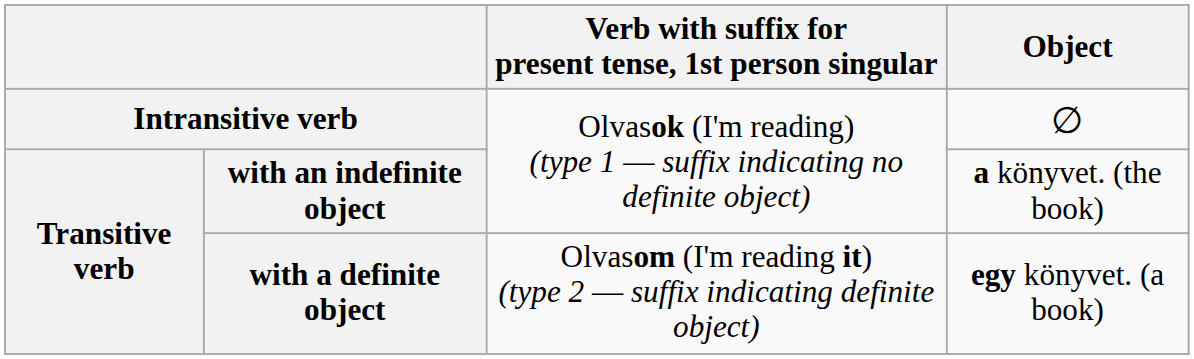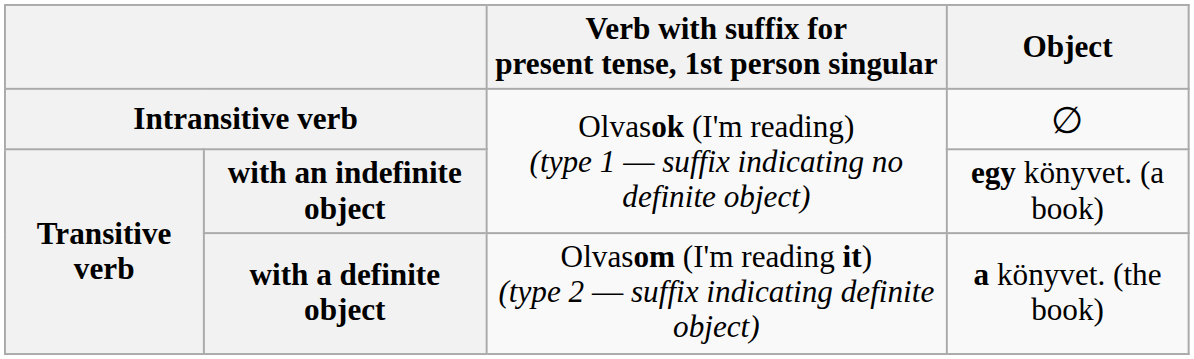(1068, 190) a könyvet. (the book) -> (1068, 190) egy könyvet. (a book)
(1068, 292) egy könyvet. (a book) -> (1068, 292) a könyvet. (the book)
